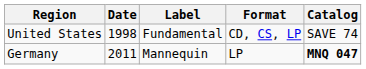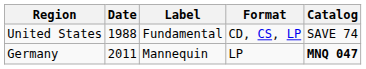(122, 34) 1998 -> (122, 34) 1988
